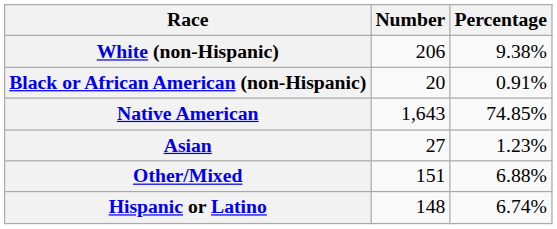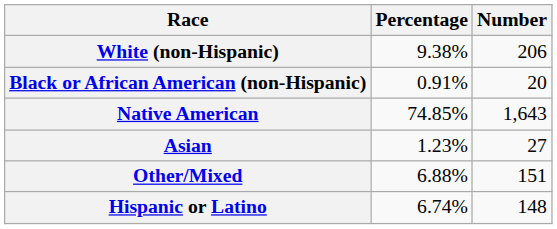columns swapped: (410, 20) <-> (501, 20)
